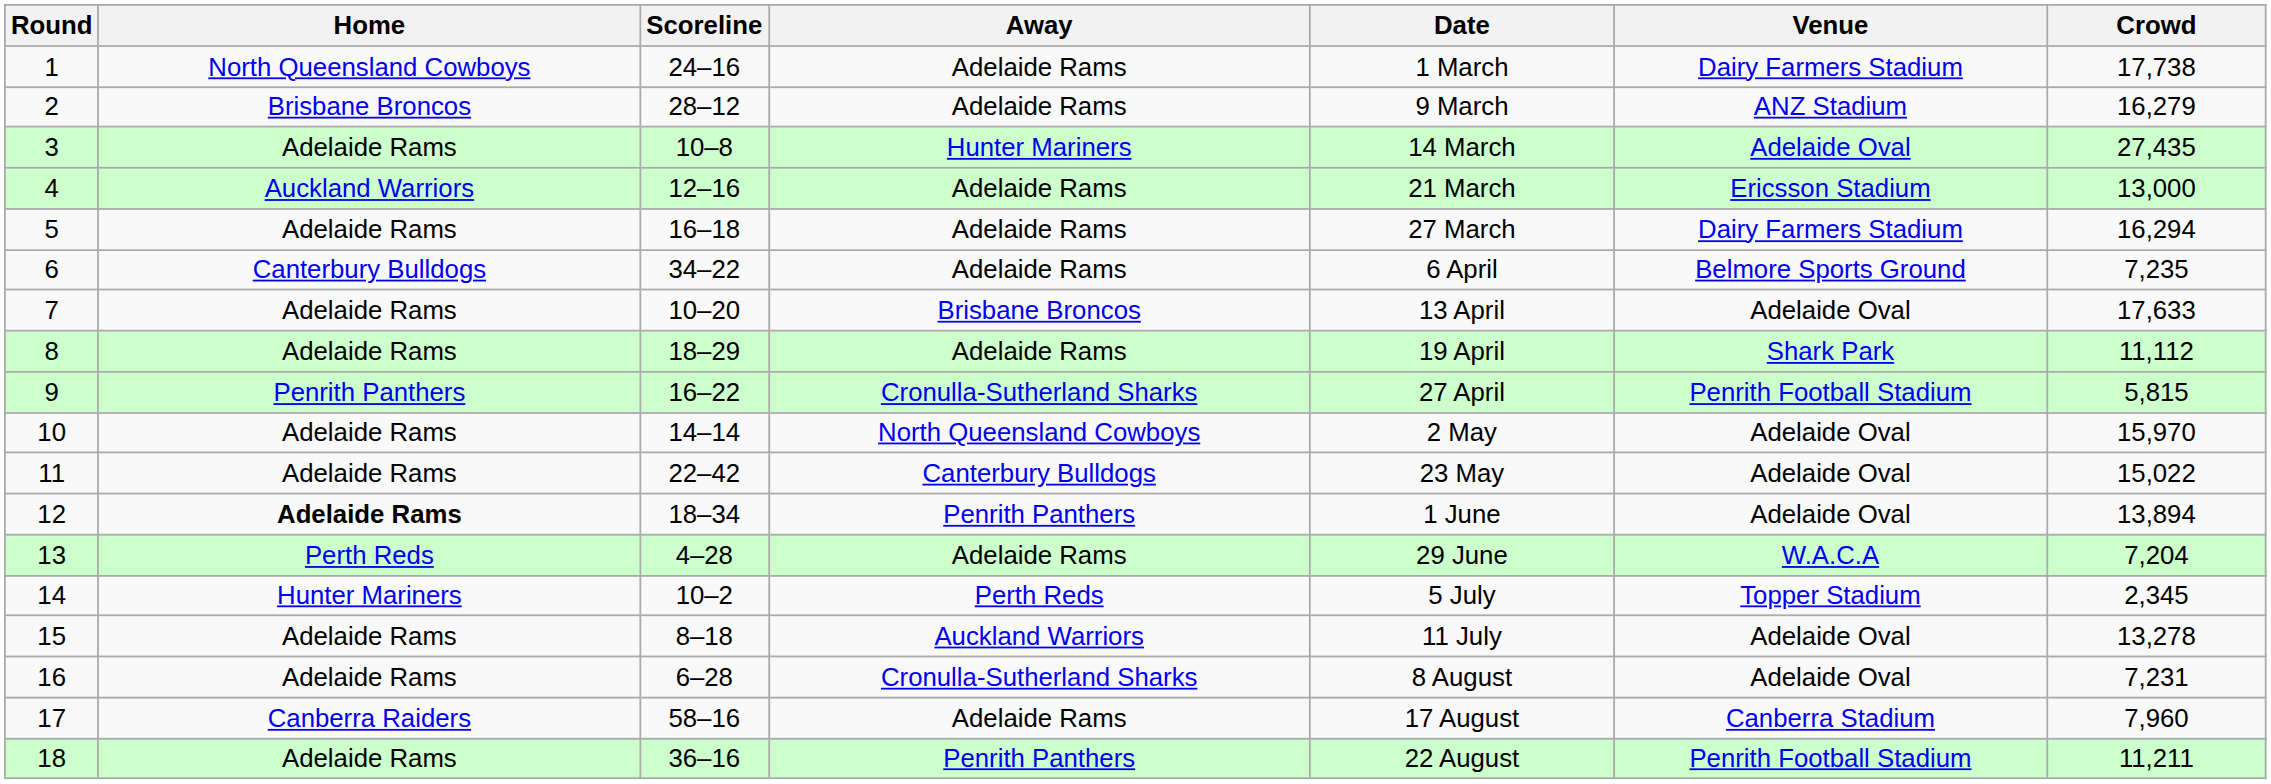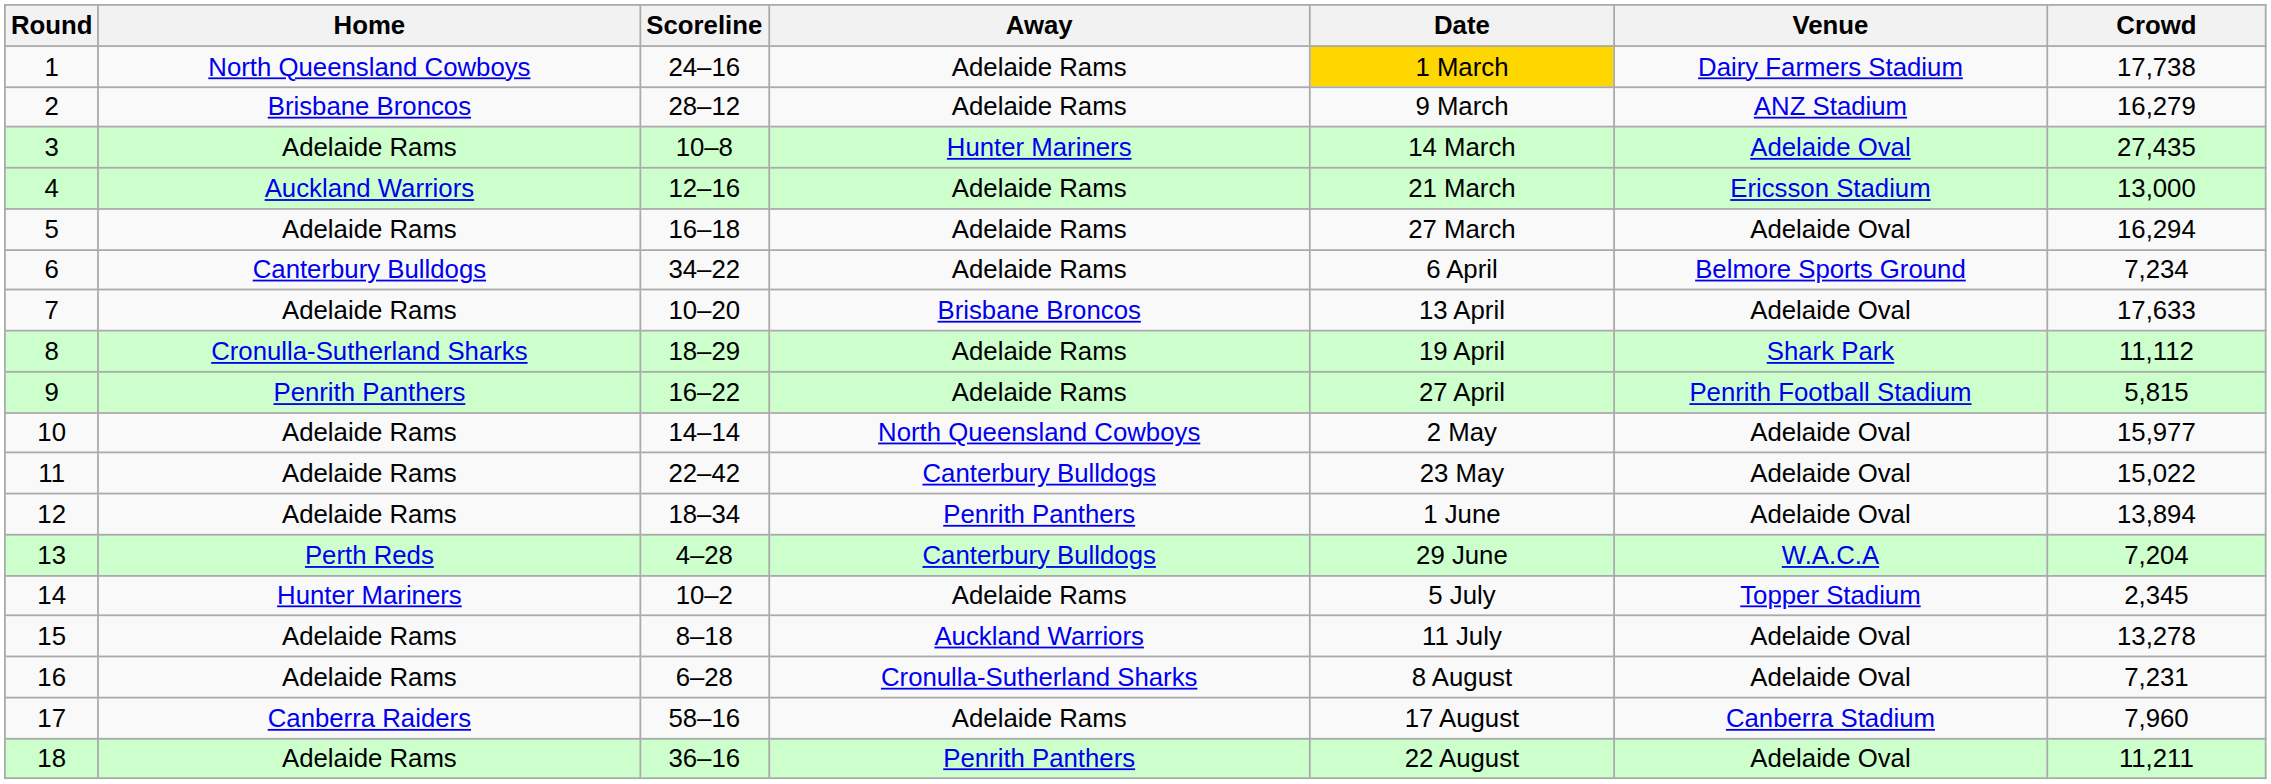(1462, 66) no background -> (1462, 66) gold background
(1830, 229) Dairy Farmers Stadium -> (1830, 229) Adelaide Oval
(2156, 270) 7,235 -> (2156, 270) 7,234
(369, 351) Adelaide Rams -> (369, 351) Cronulla-Sutherland Sharks
(1039, 392) Cronulla-Sutherland Sharks -> (1039, 392) Adelaide Rams
(2156, 433) 15,970 -> (2156, 433) 15,977
(369, 514) bold -> (369, 514) normal
(1039, 555) Adelaide Rams -> (1039, 555) Canterbury Bulldogs
(1039, 596) Perth Reds -> (1039, 596) Adelaide Rams
(1830, 759) Penrith Football Stadium -> (1830, 759) Adelaide Oval
